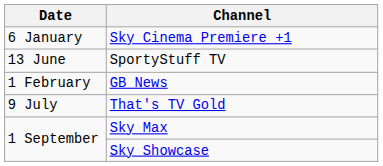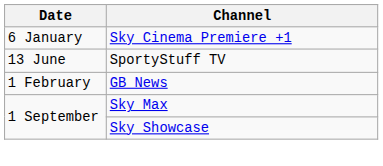- row: (168, 106)
